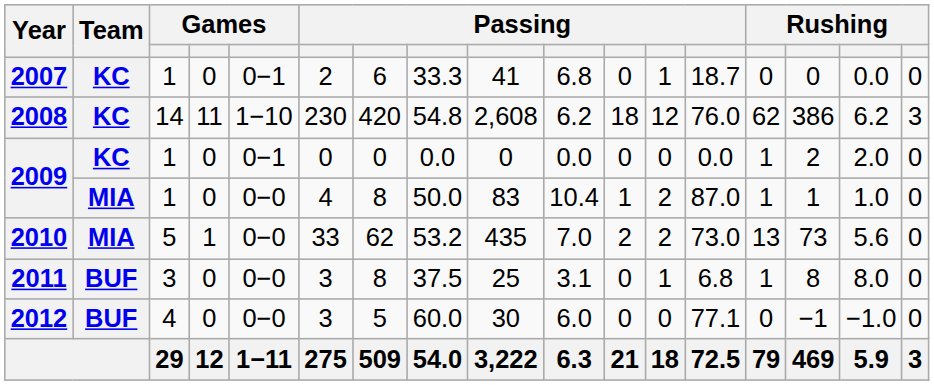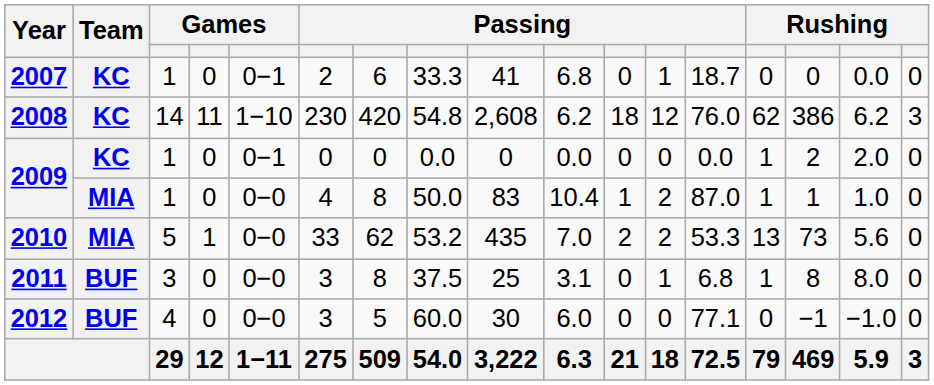(715, 238) 73.0 -> (715, 238) 53.3
